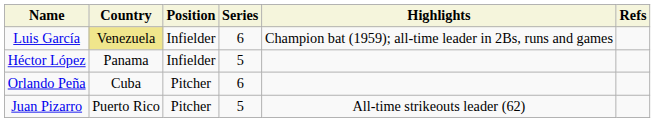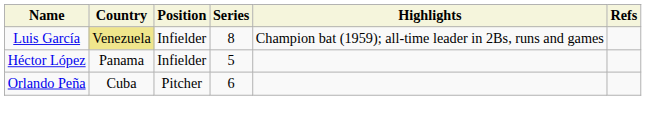(240, 38) 6 -> (231, 38) 8
- row: (47, 106)
